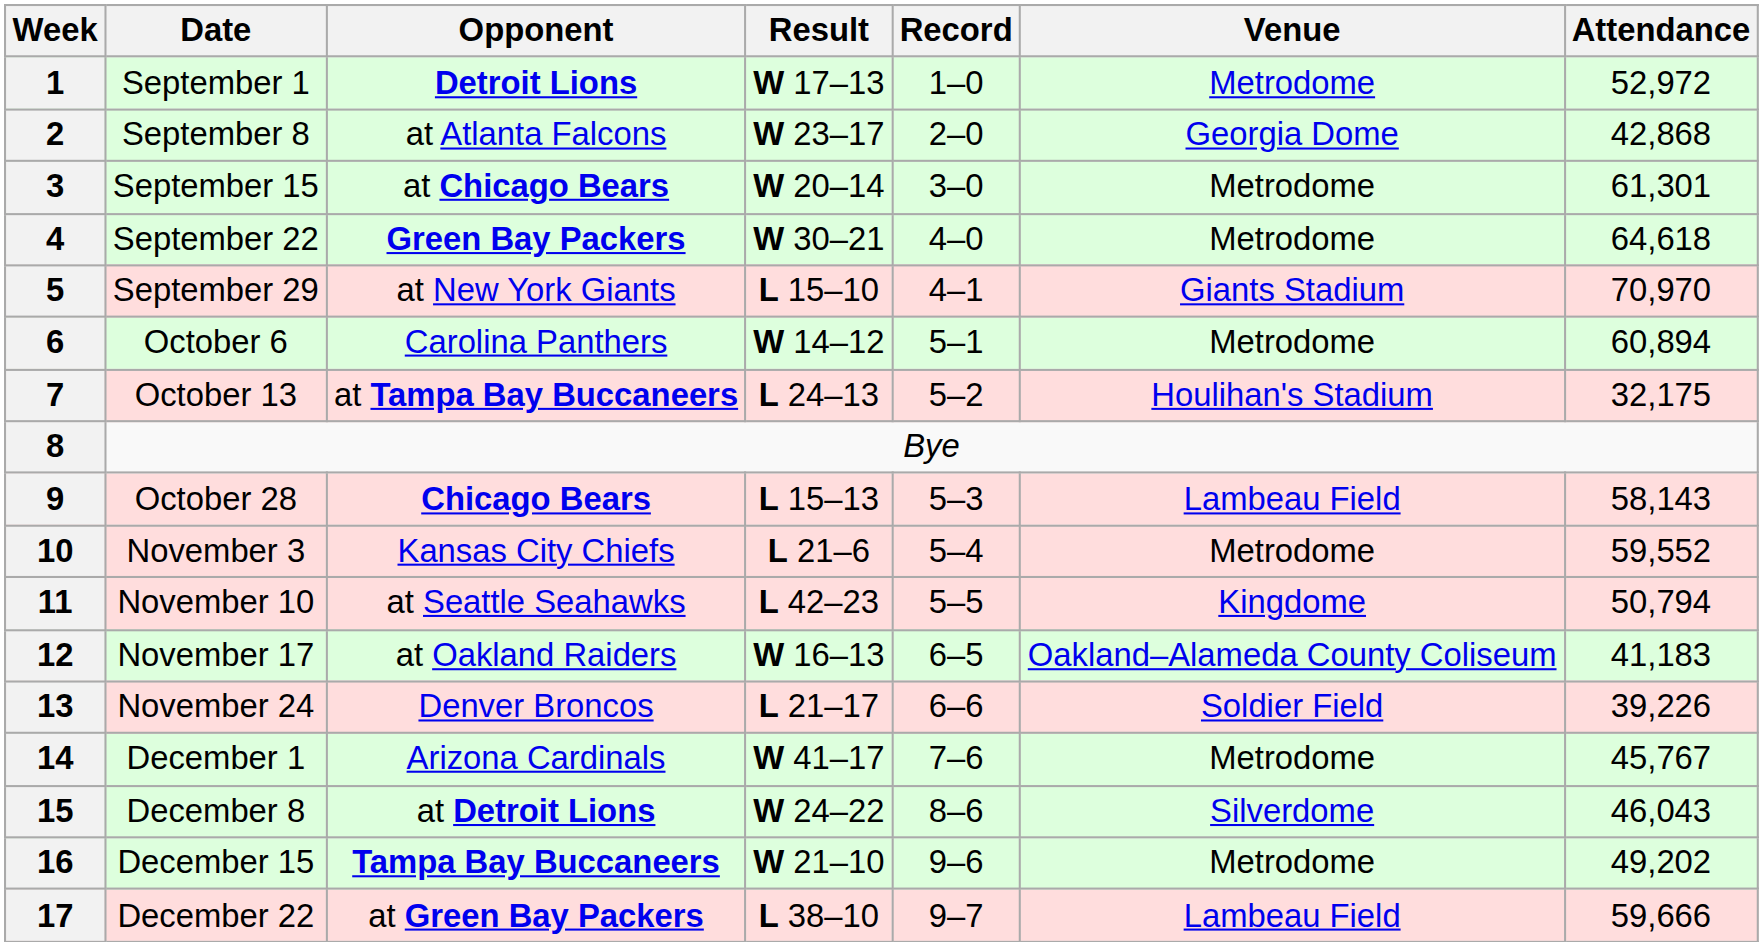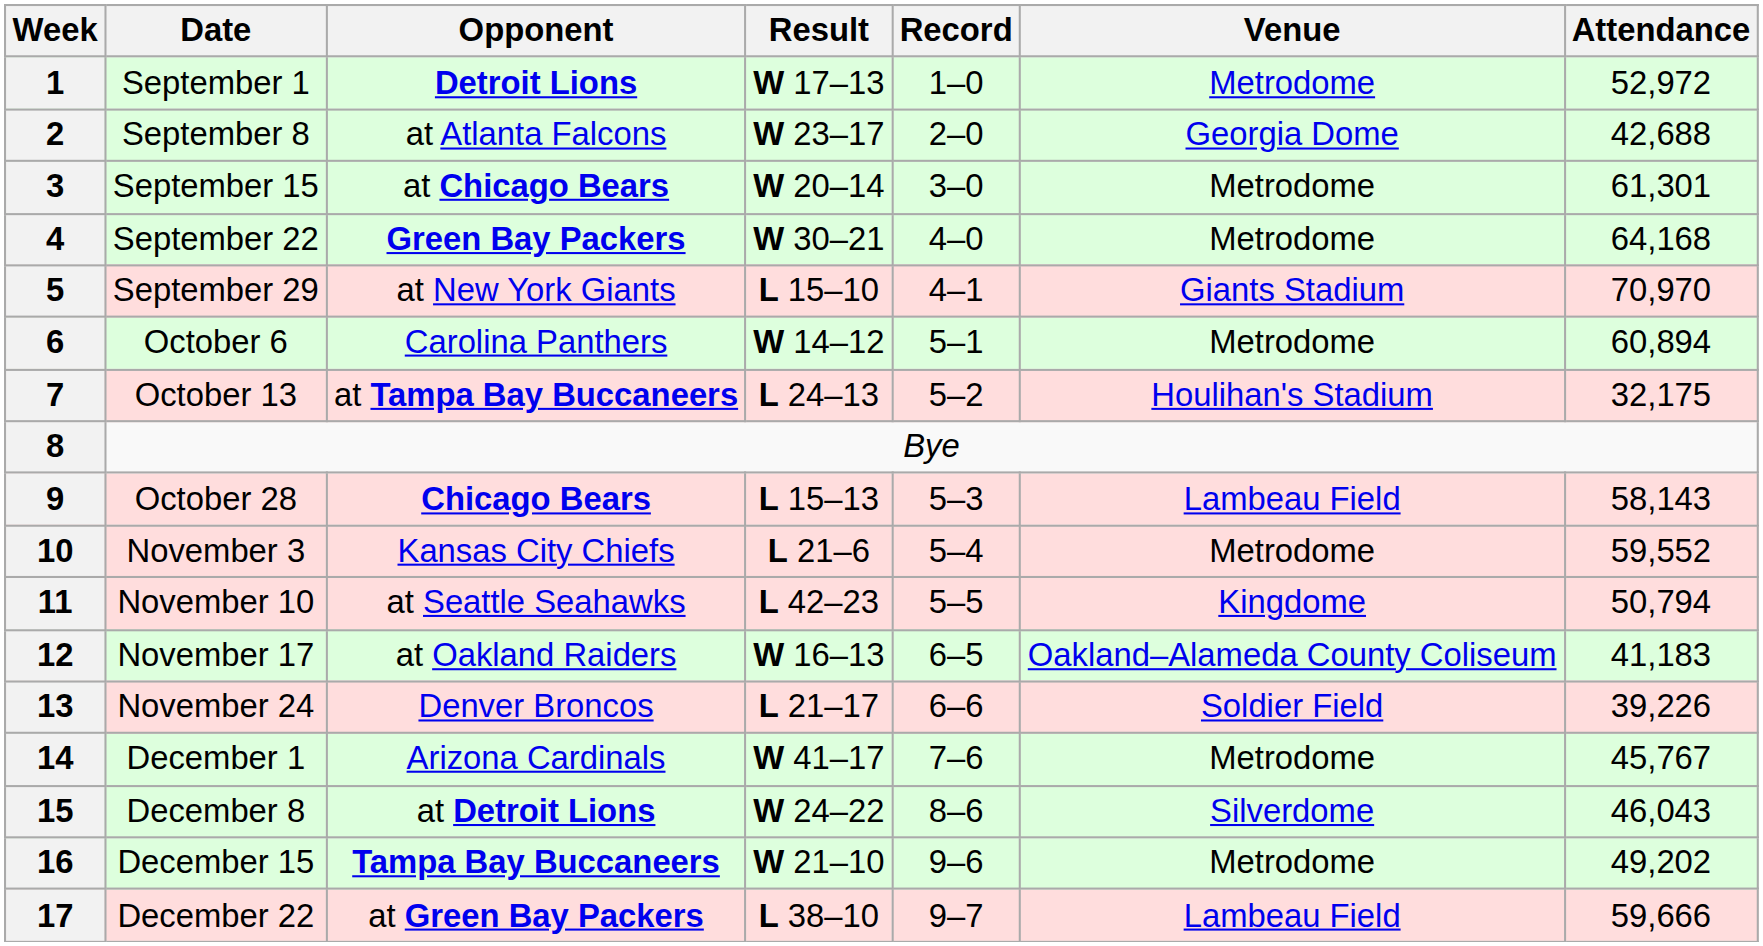(1661, 134) 42,868 -> (1661, 134) 42,688
(1661, 238) 64,618 -> (1661, 238) 64,168
